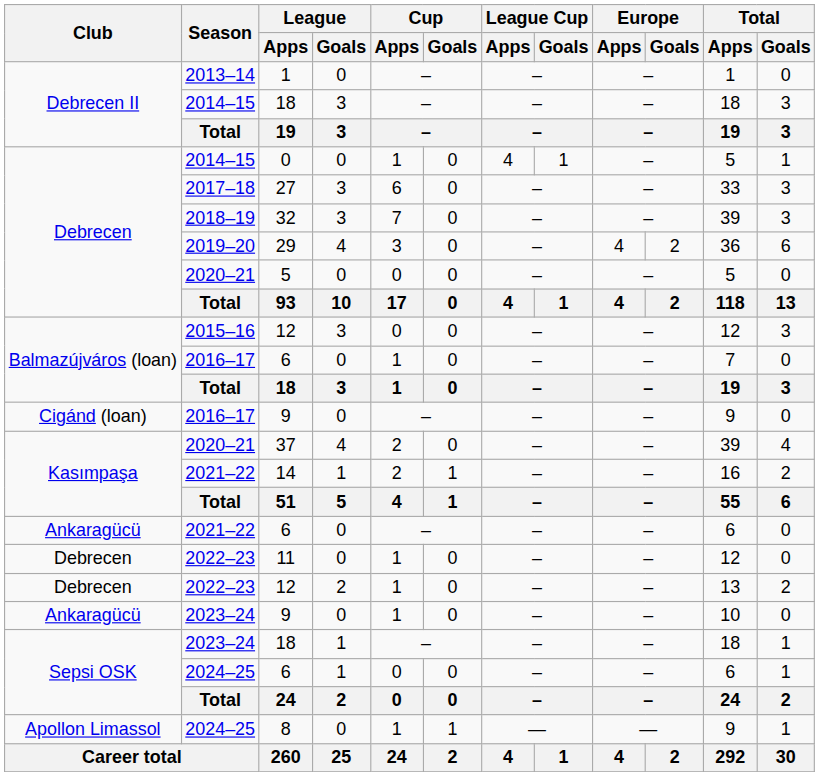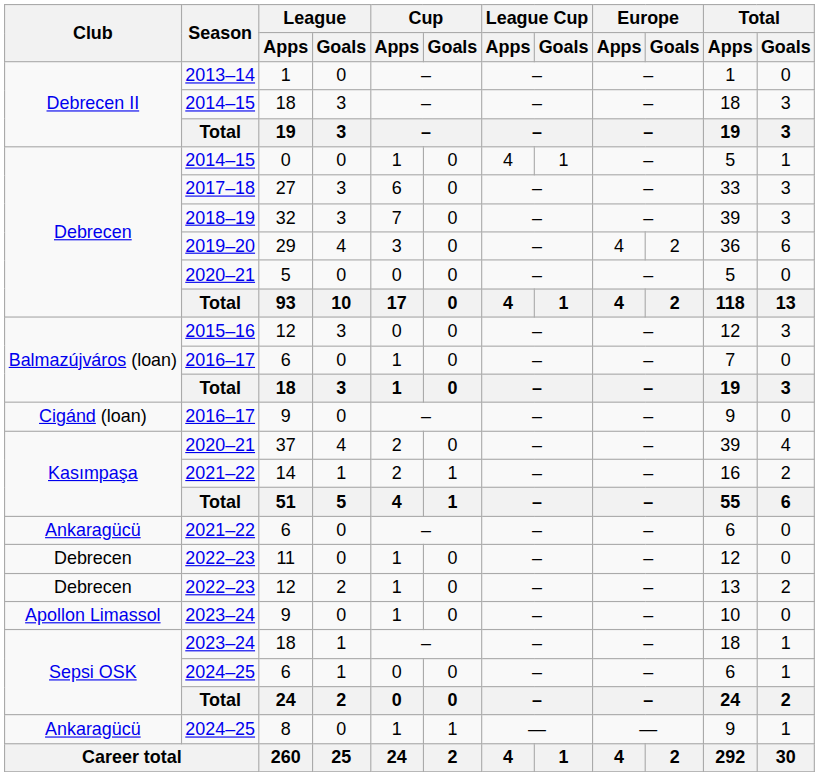(93, 615) Ankaragücü -> (93, 615) Apollon Limassol
(93, 729) Apollon Limassol -> (93, 729) Ankaragücü
